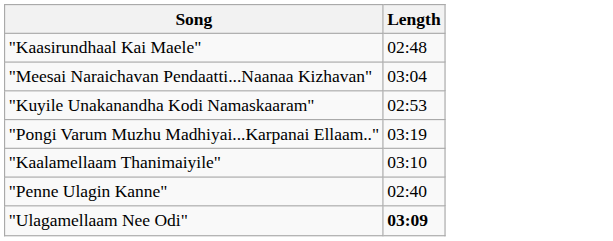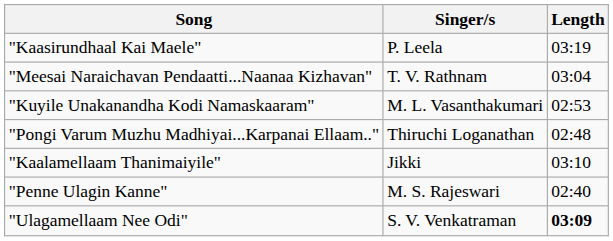+ column: (465, 19)
(407, 47) 02:48 -> (571, 47) 03:19
(407, 134) 03:19 -> (571, 134) 02:48
